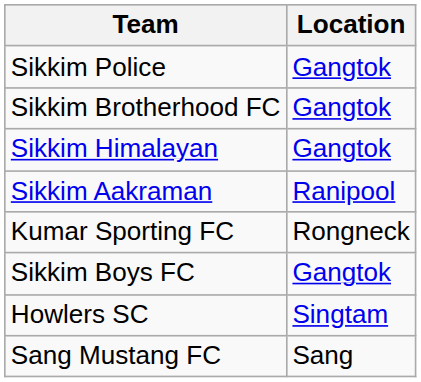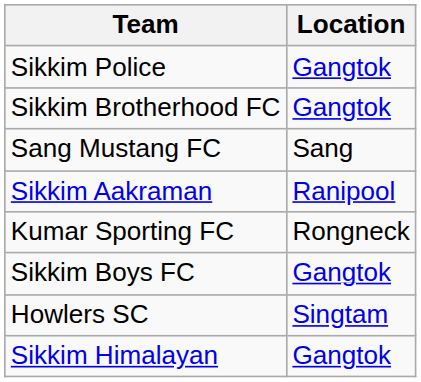rows swapped: (114, 149) <-> (116, 356)
